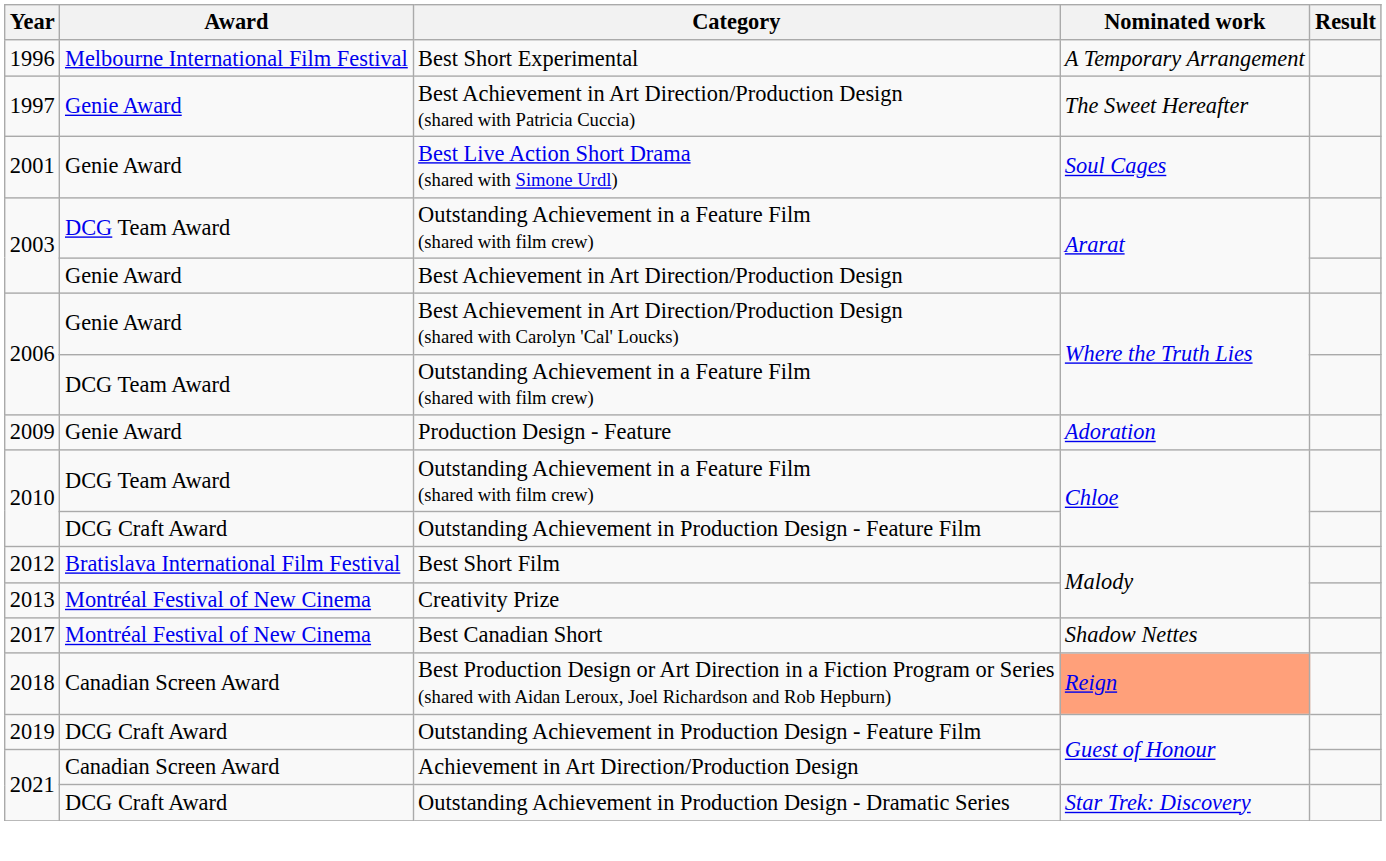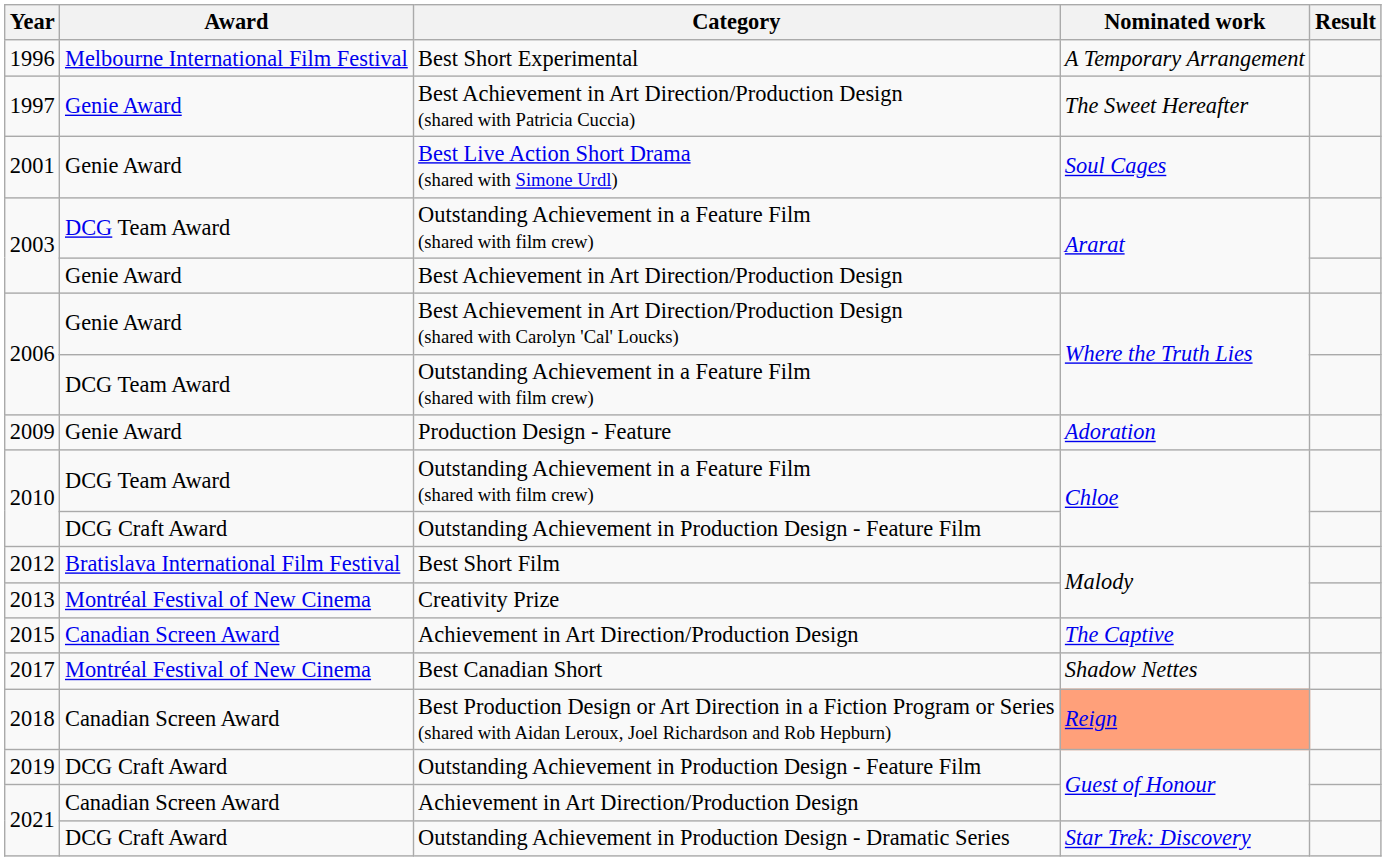+ row: (32, 635)
